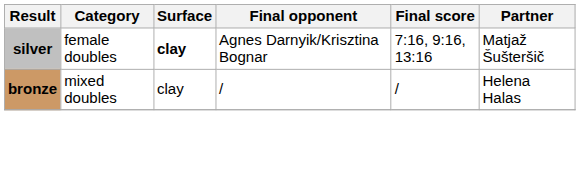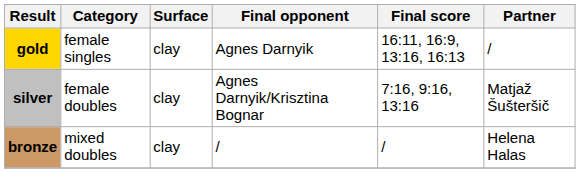+ row: (33, 48)
(172, 48) bold -> (167, 97) normal
